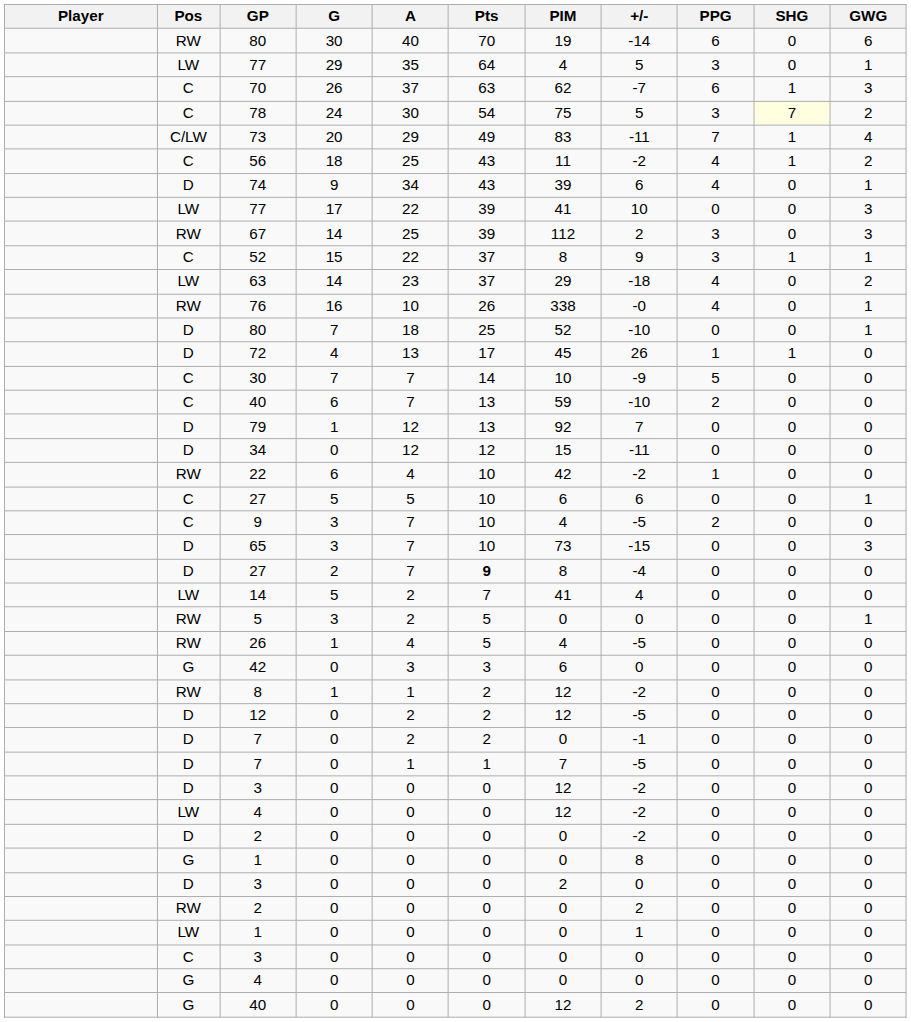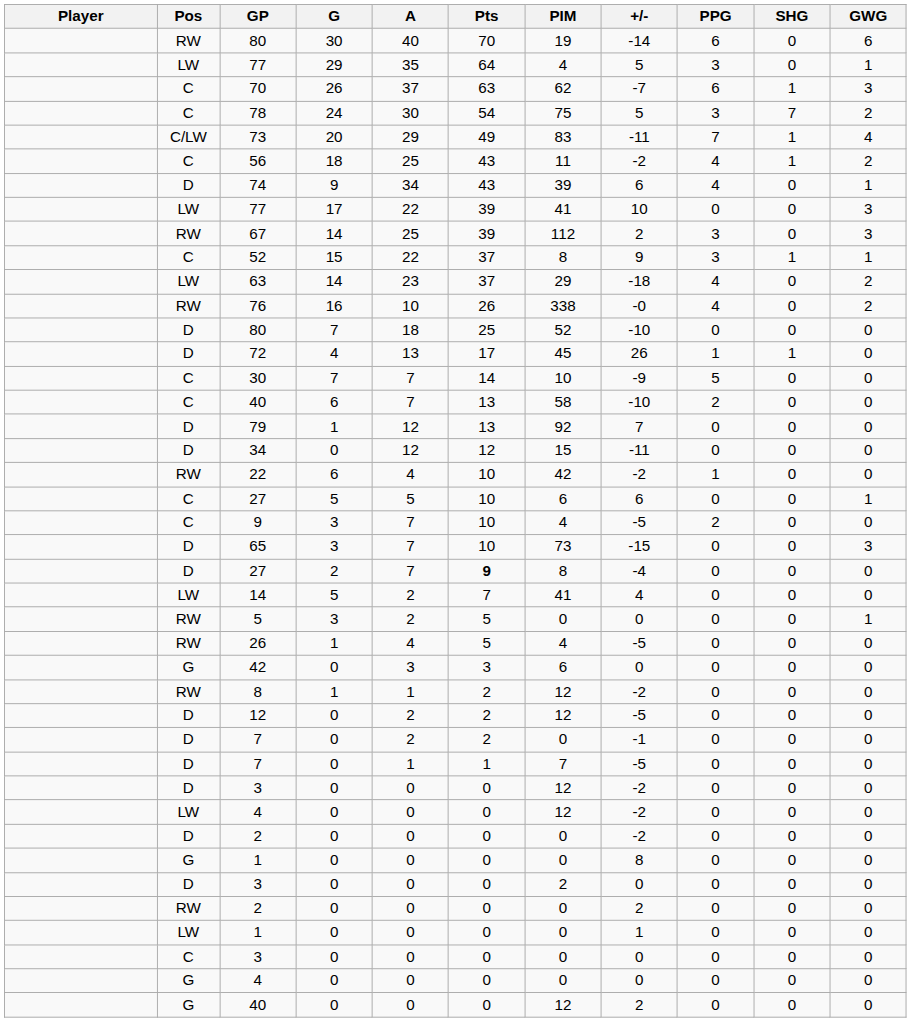(792, 112) lightyellow background -> (792, 112) no background
(868, 305) 1 -> (868, 305) 2
(868, 329) 1 -> (868, 329) 0
(563, 402) 59 -> (563, 402) 58
